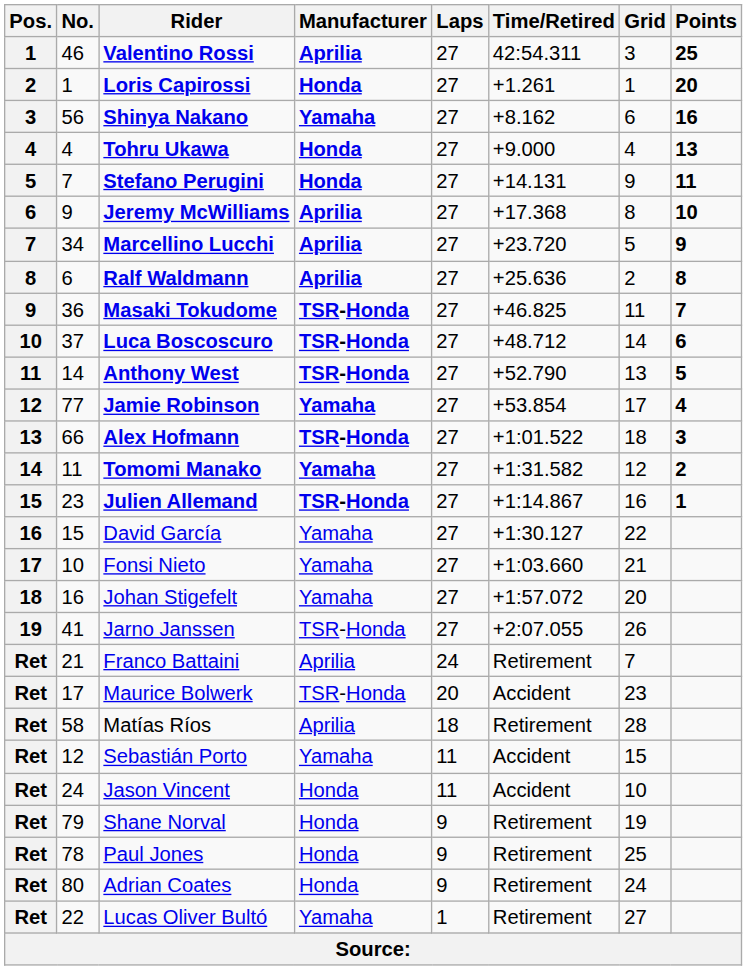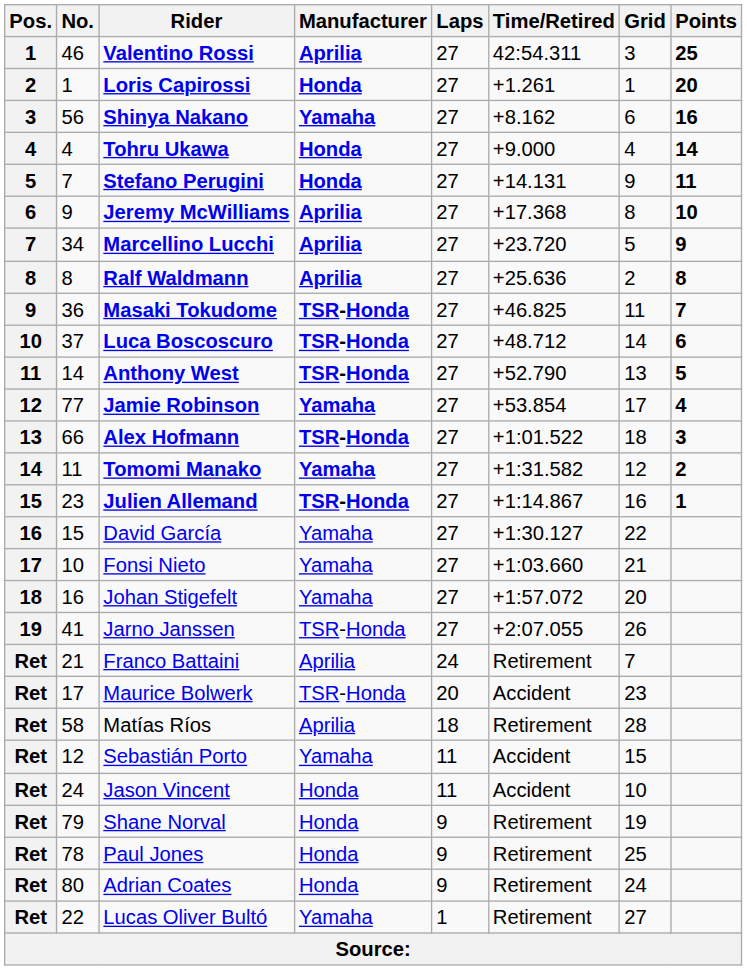(686, 149) 13 -> (686, 149) 14
(67, 277) 6 -> (67, 277) 8
